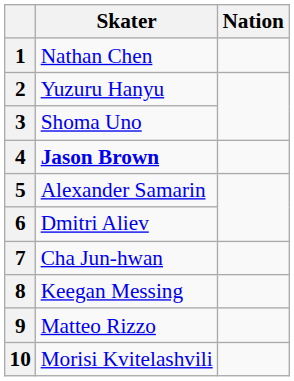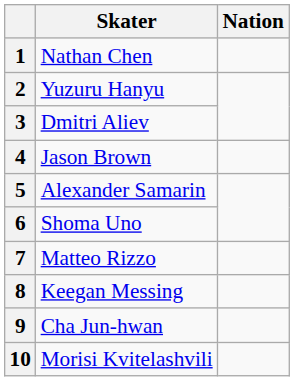(91, 122) Shoma Uno -> (95, 122) Dmitri Aliev
(100, 156) bold -> (96, 156) normal
(95, 223) Dmitri Aliev -> (91, 223) Shoma Uno
(102, 257) Cha Jun-hwan -> (98, 257) Matteo Rizzo
(98, 325) Matteo Rizzo -> (102, 325) Cha Jun-hwan
